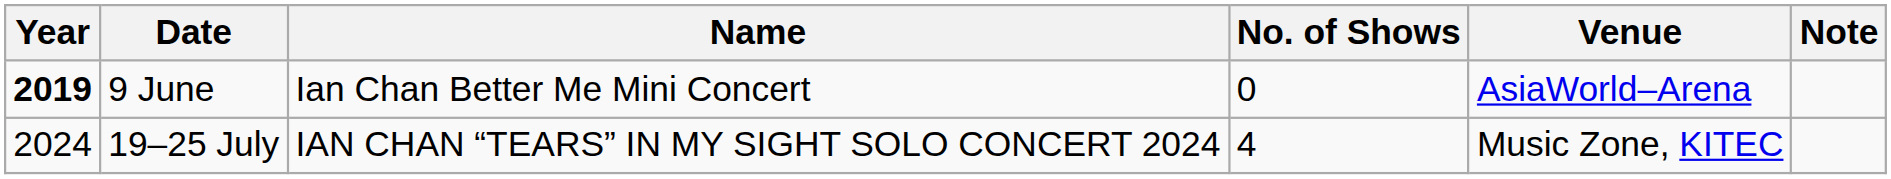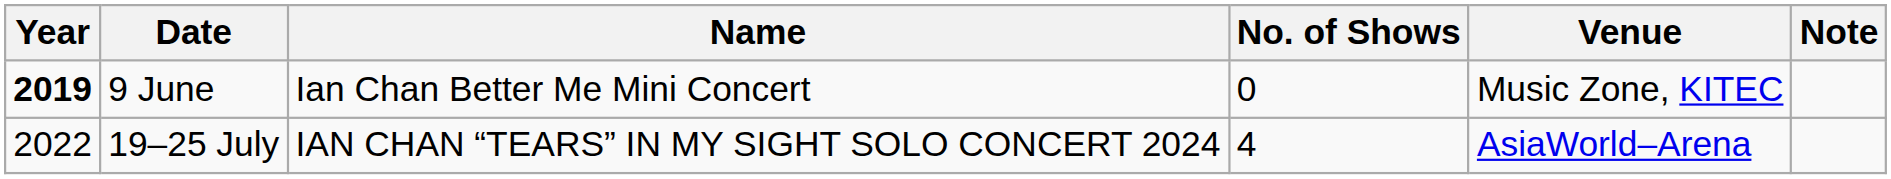(1614, 88) AsiaWorld–Arena -> (1630, 88) Music Zone, KITEC
(53, 144) 2024 -> (53, 144) 2022
(1630, 144) Music Zone, KITEC -> (1614, 144) AsiaWorld–Arena
